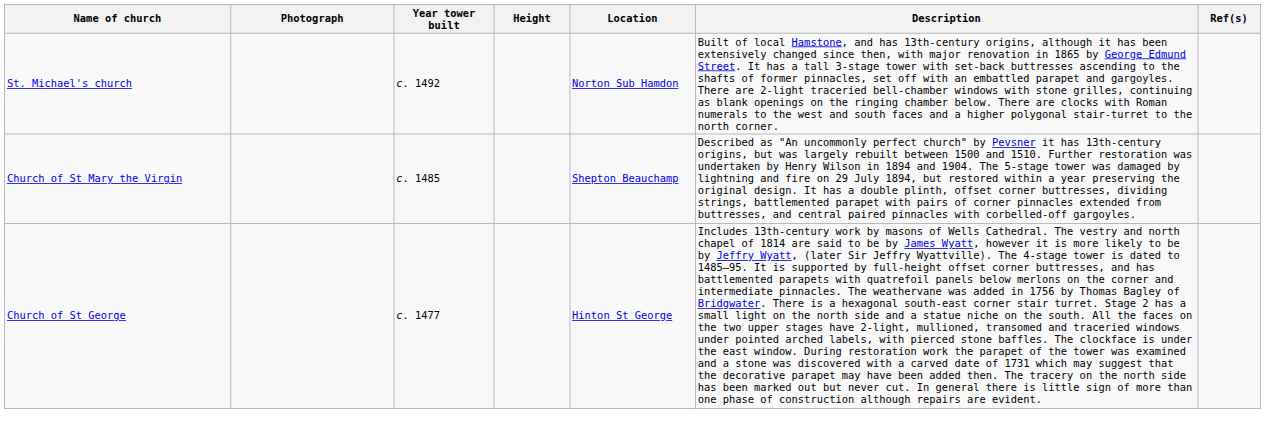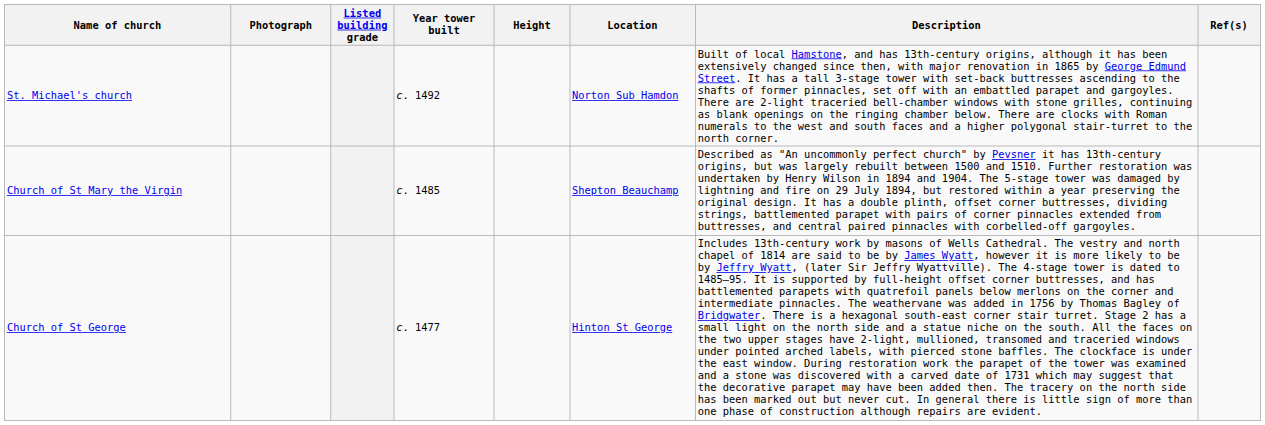+ column: (362, 25)
